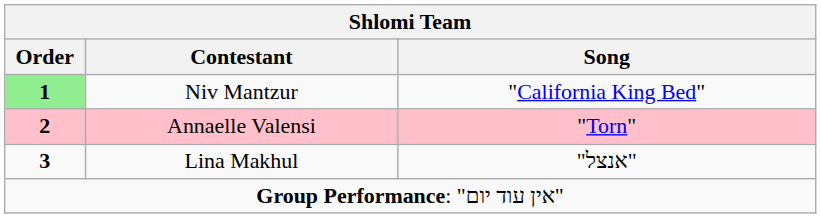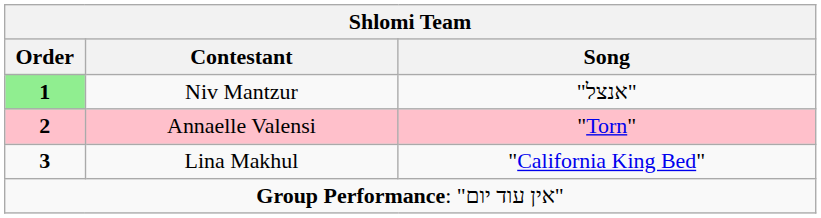(607, 91) "California King Bed" -> (607, 91) "אנצל"
(607, 160) "אנצל" -> (607, 160) "California King Bed"
